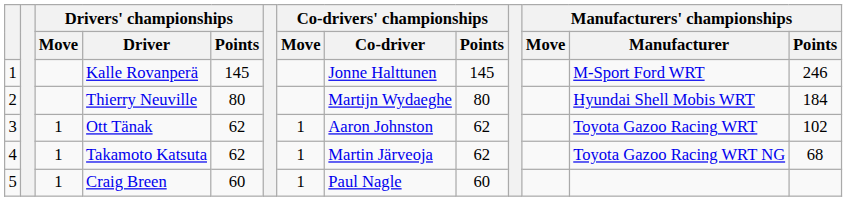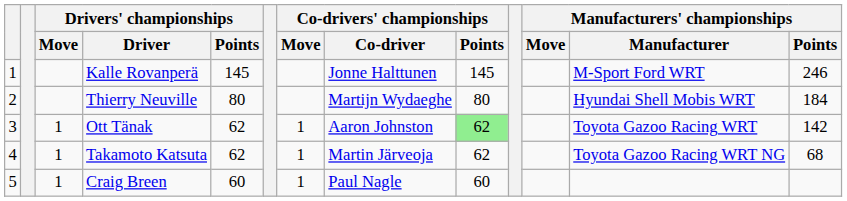(482, 127) no background -> (482, 127) lightgreen background
(815, 127) 102 -> (815, 127) 142
